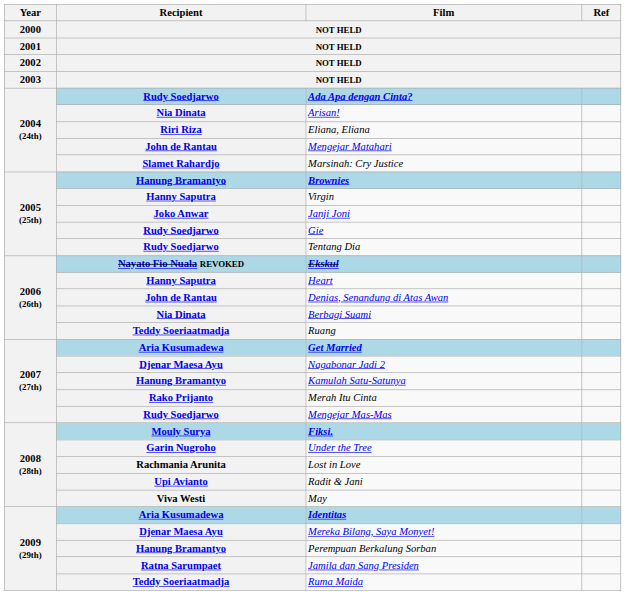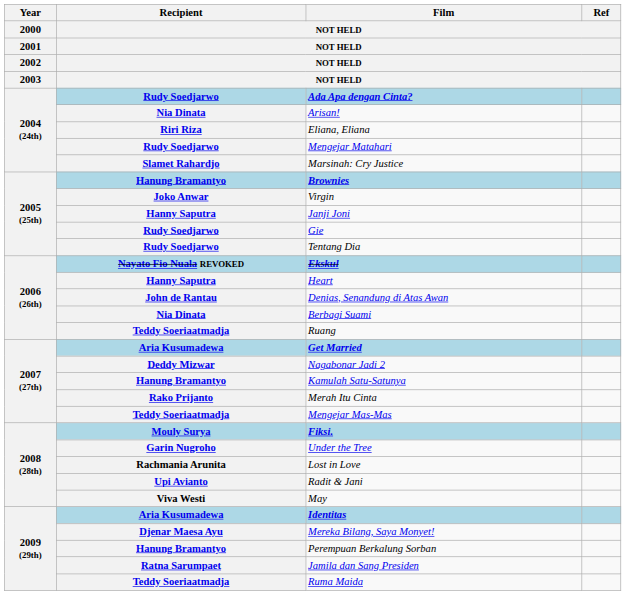(181, 146) John de Rantau -> (181, 146) Rudy Soedjarwo
(181, 197) Hanny Saputra -> (181, 197) Joko Anwar
(181, 213) Joko Anwar -> (181, 213) Hanny Saputra
(181, 364) Djenar Maesa Ayu -> (181, 364) Deddy Mizwar
(181, 414) Rudy Soedjarwo -> (181, 414) Teddy Soeriaatmadja
